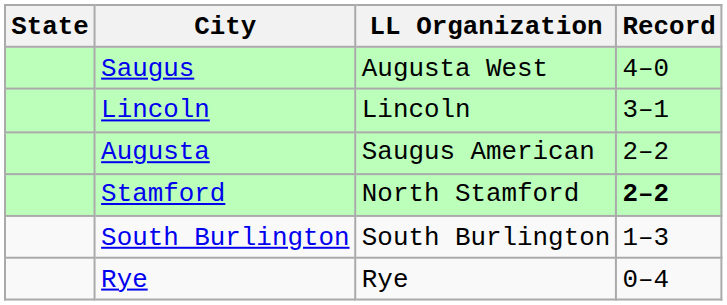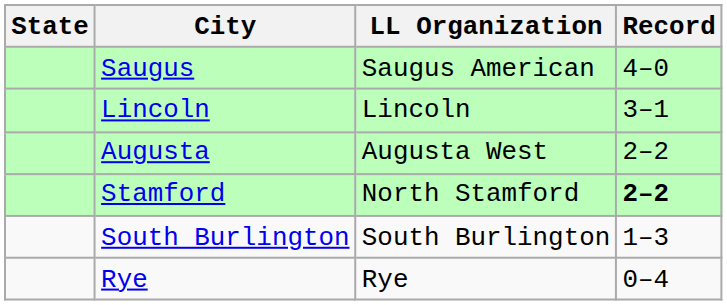(455, 68) Augusta West -> (478, 68) Saugus American
(478, 153) Saugus American -> (455, 153) Augusta West
